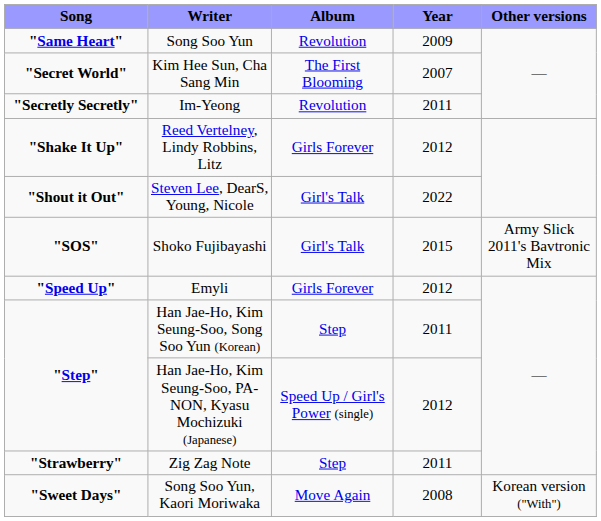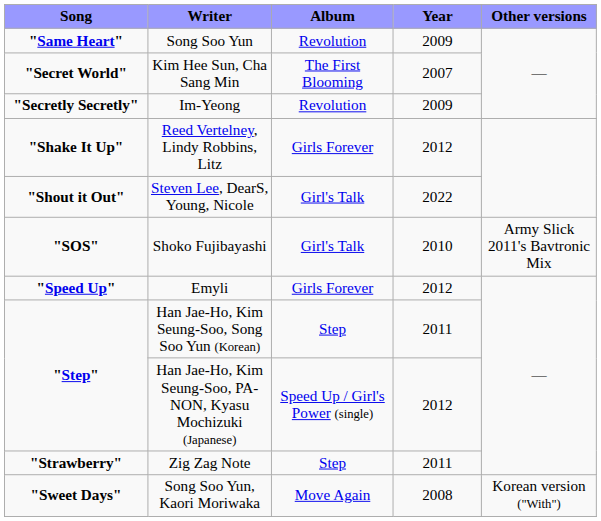(437, 105) 2011 -> (437, 105) 2009
(437, 246) 2015 -> (437, 246) 2010
